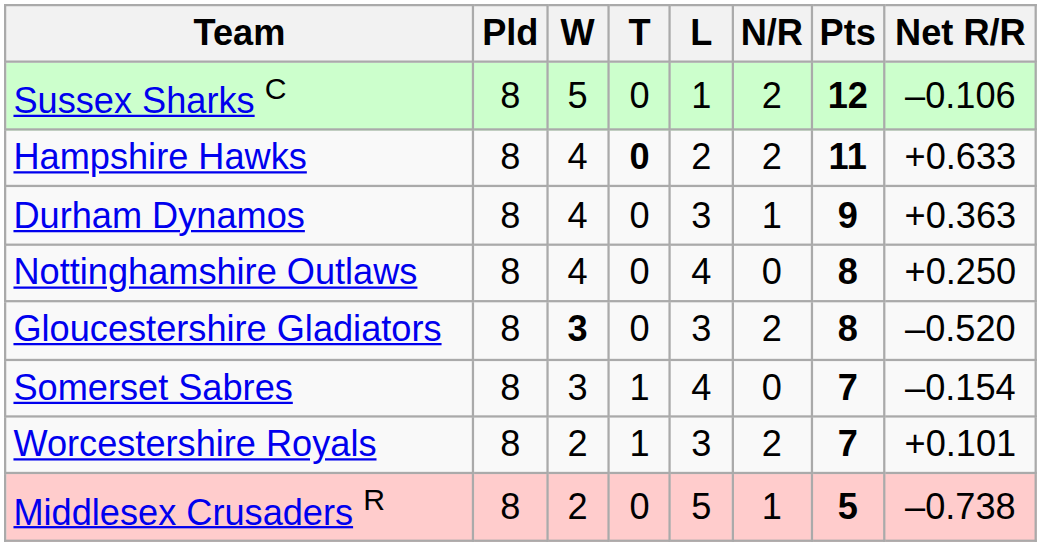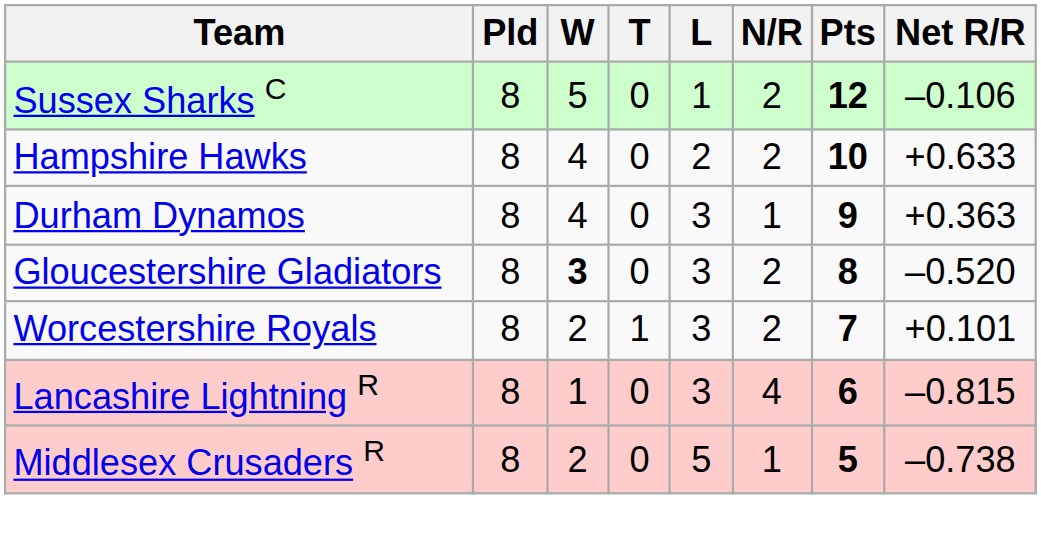(640, 157) bold -> (640, 157) normal
(848, 157) 11 -> (848, 157) 10
- row: (215, 272)
- row: (153, 387)
+ row: (196, 391)
